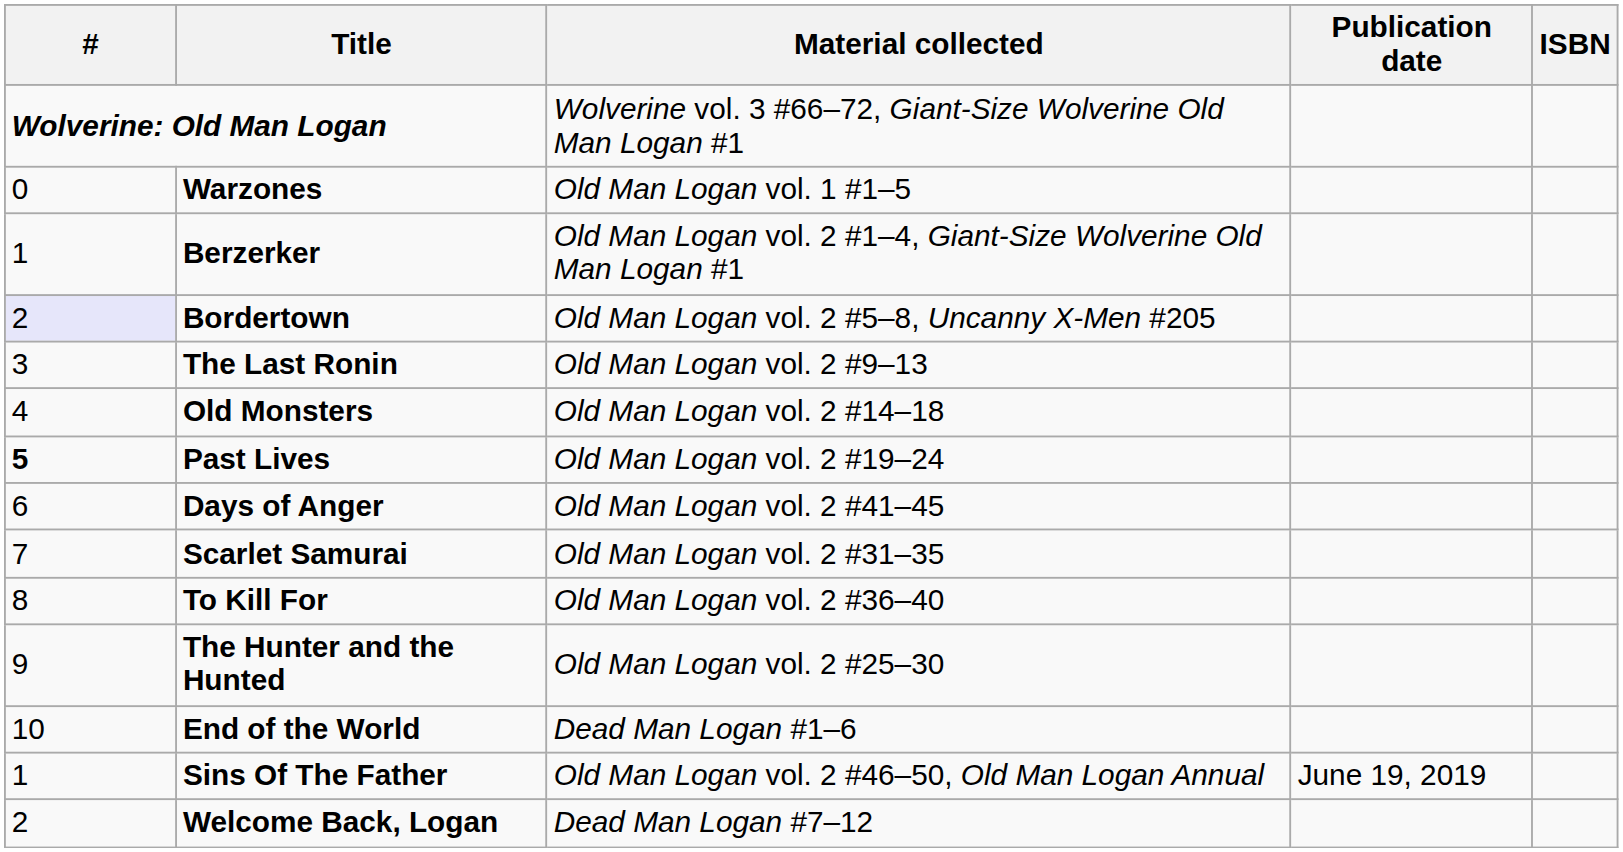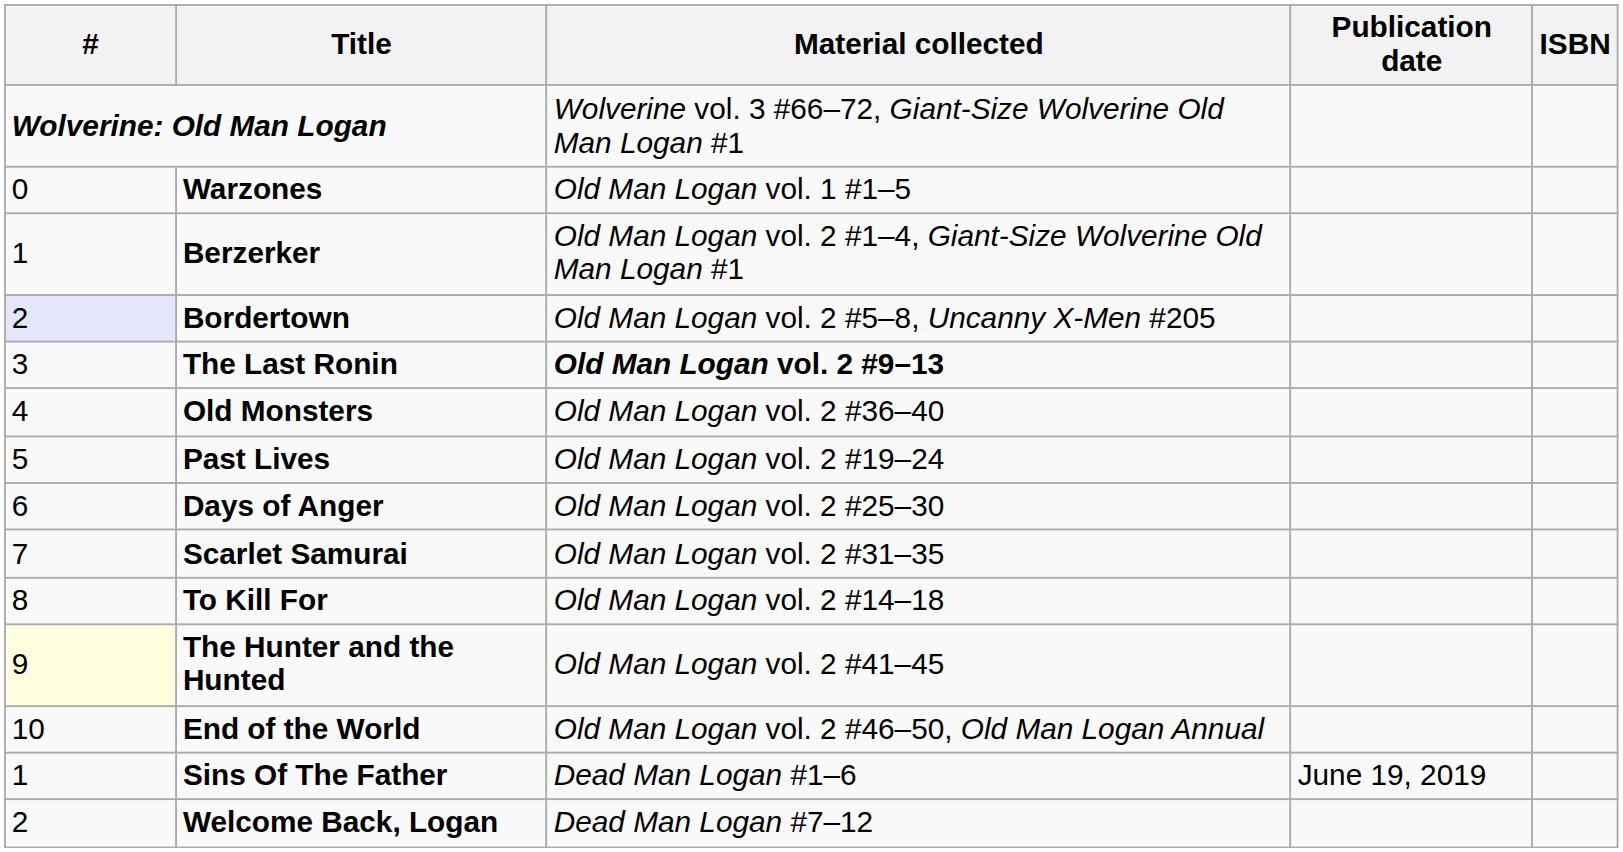(741, 364) normal -> (749, 364) bold
(749, 411) Old Man Logan vol. 2 #14–18 -> (749, 411) Old Man Logan vol. 2 #36–40
(20, 458) bold -> (20, 458) normal
(749, 506) Old Man Logan vol. 2 #41–45 -> (749, 506) Old Man Logan vol. 2 #25–30
(749, 600) Old Man Logan vol. 2 #36–40 -> (749, 600) Old Man Logan vol. 2 #14–18
(20, 664) no background -> (20, 664) lightyellow background
(749, 664) Old Man Logan vol. 2 #25–30 -> (749, 664) Old Man Logan vol. 2 #41–45
(705, 728) Dead Man Logan #1–6 -> (909, 728) Old Man Logan vol. 2 #46–50, Old Man Logan Annual
(909, 775) Old Man Logan vol. 2 #46–50, Old Man Logan Annual -> (705, 775) Dead Man Logan #1–6
